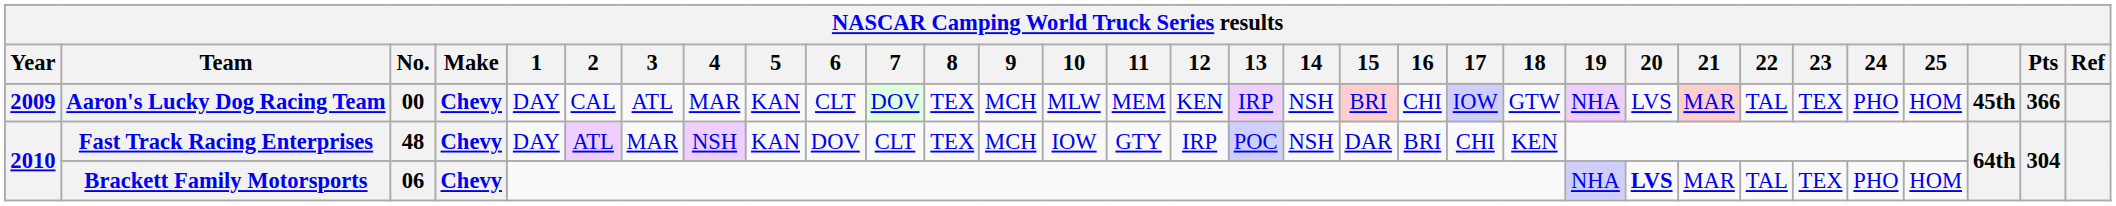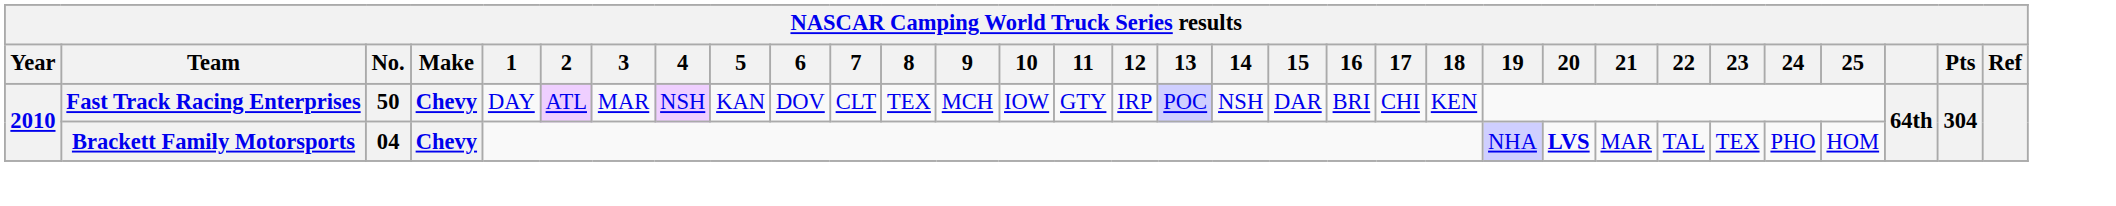- row: (226, 102)
(413, 141) 48 -> (388, 102) 50
(413, 180) 06 -> (388, 141) 04
